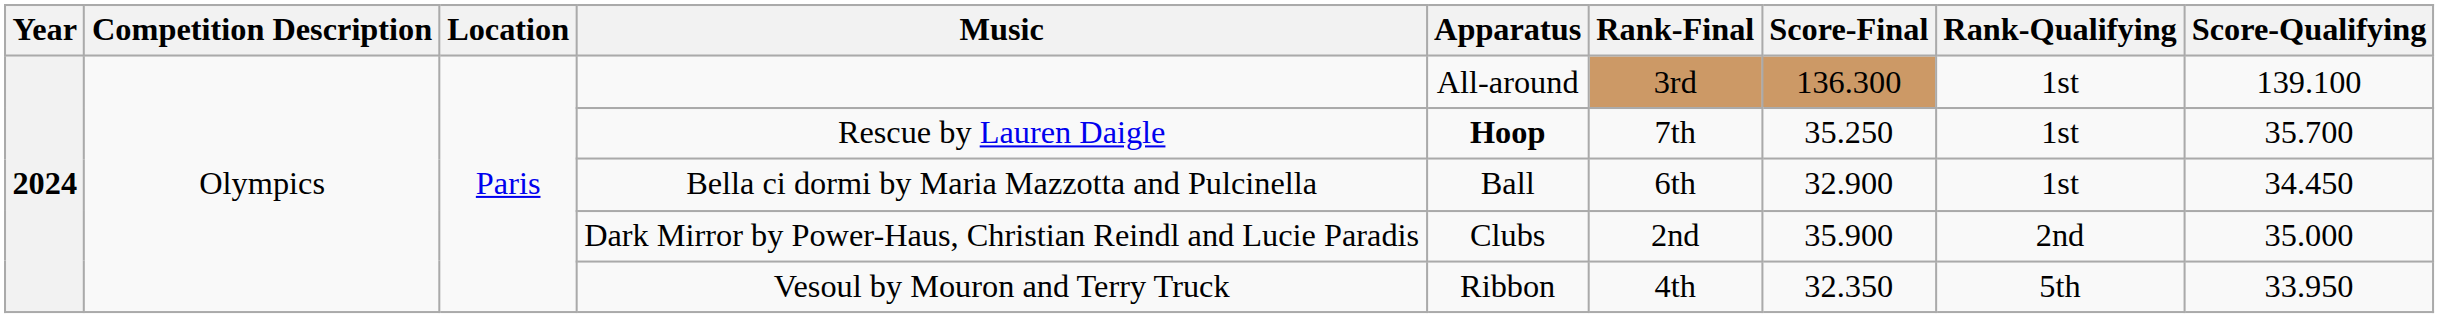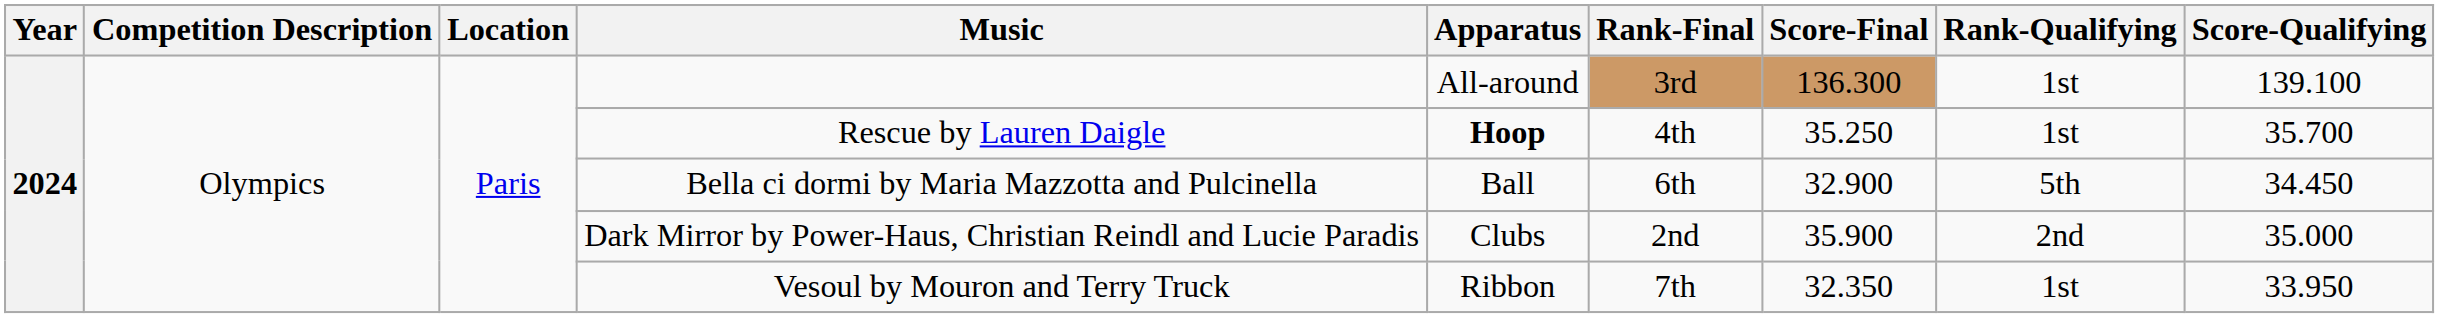(1675, 132) 7th -> (1675, 132) 4th
(2060, 183) 1st -> (2060, 183) 5th
(1675, 286) 4th -> (1675, 286) 7th
(2060, 286) 5th -> (2060, 286) 1st
